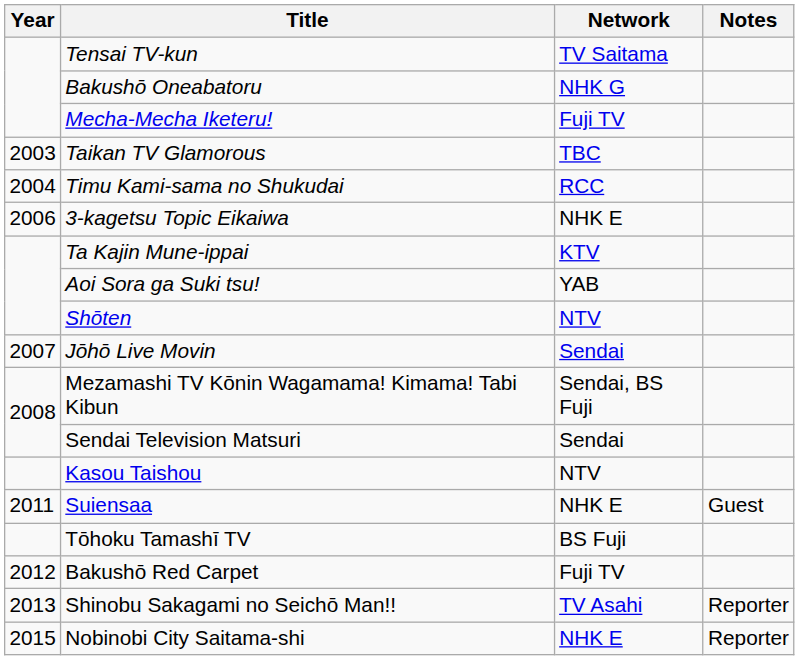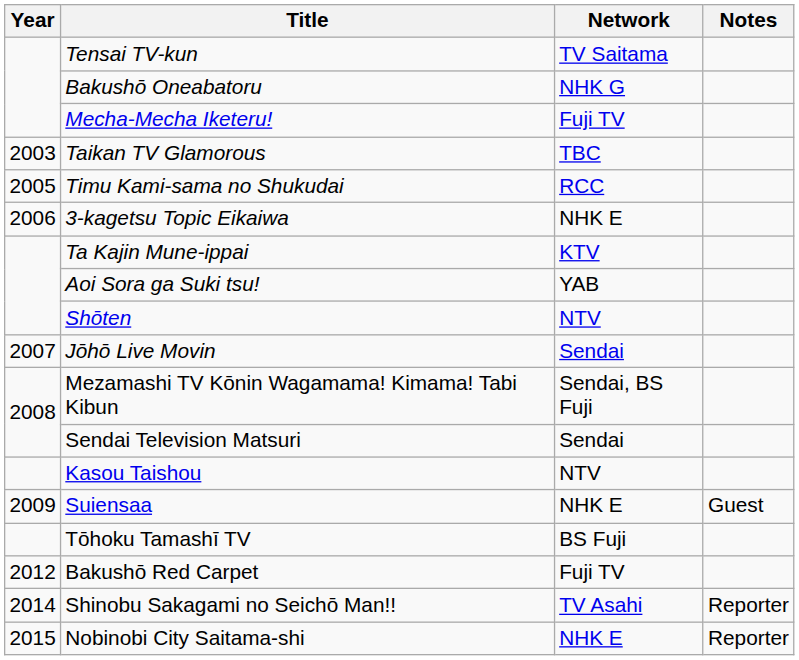(33, 185) 2004 -> (33, 185) 2005
(32, 506) 2011 -> (33, 506) 2009
(33, 605) 2013 -> (33, 605) 2014
